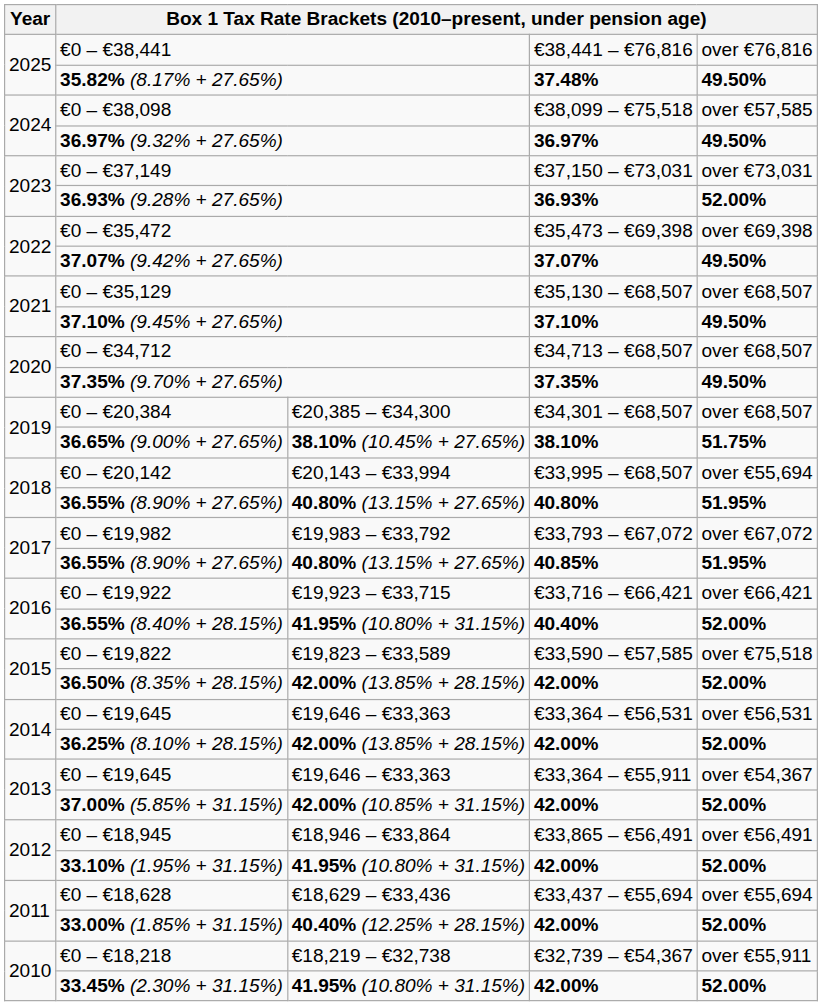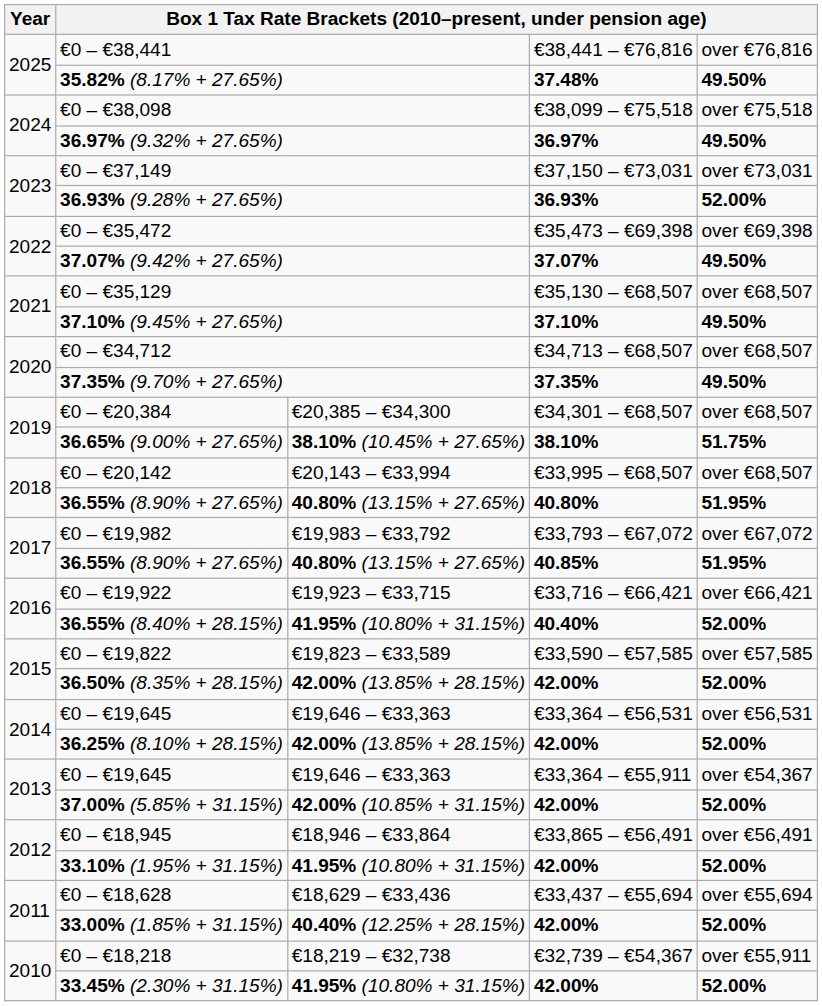(757, 110) over €57,585 -> (757, 110) over €75,518
(757, 472) over €55,694 -> (757, 472) over €68,507
(757, 653) over €75,518 -> (757, 653) over €57,585
